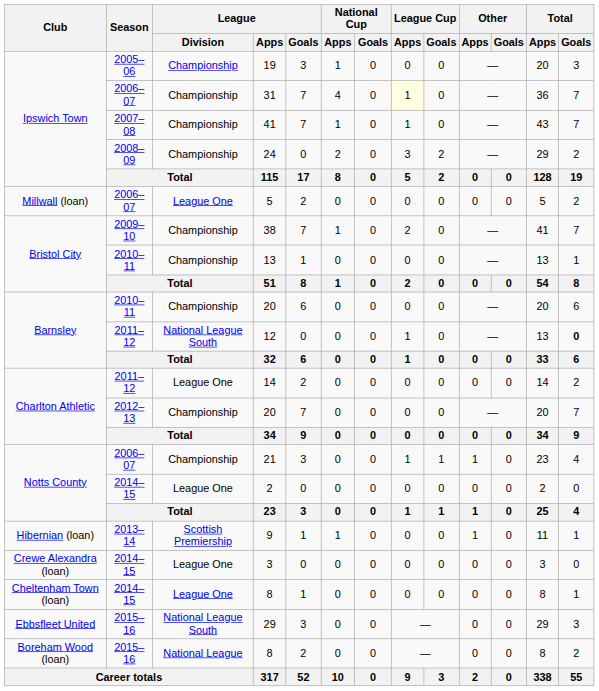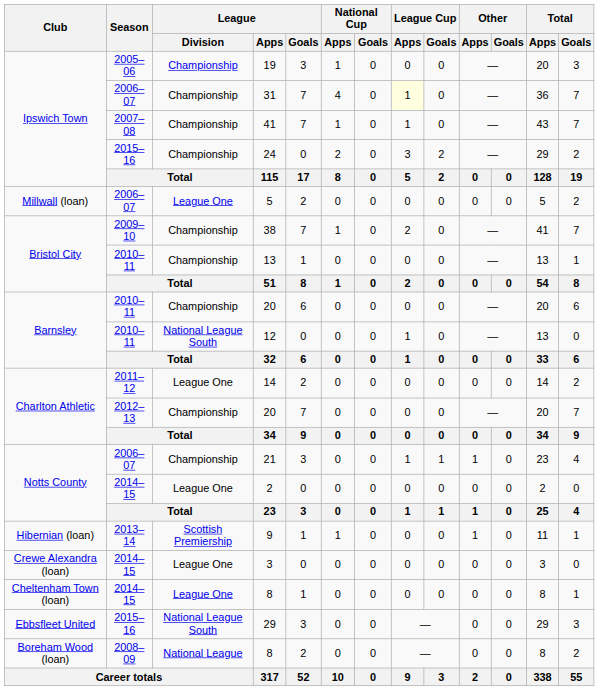(129, 154) 2008–09 -> (129, 154) 2015–16
(129, 336) 2011–12 -> (129, 336) 2010–11
(576, 336) bold -> (576, 336) normal
(129, 653) 2015–16 -> (129, 653) 2008–09
